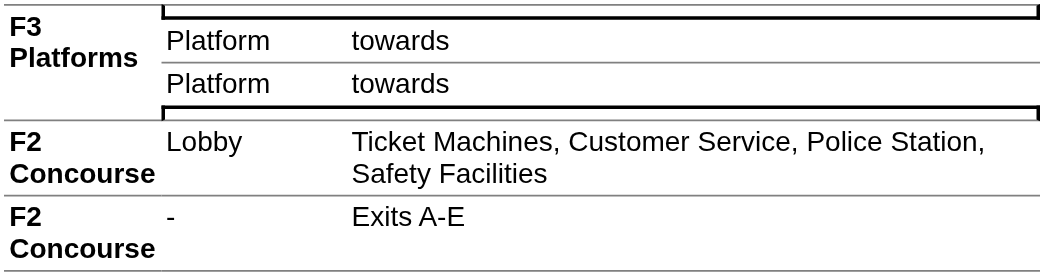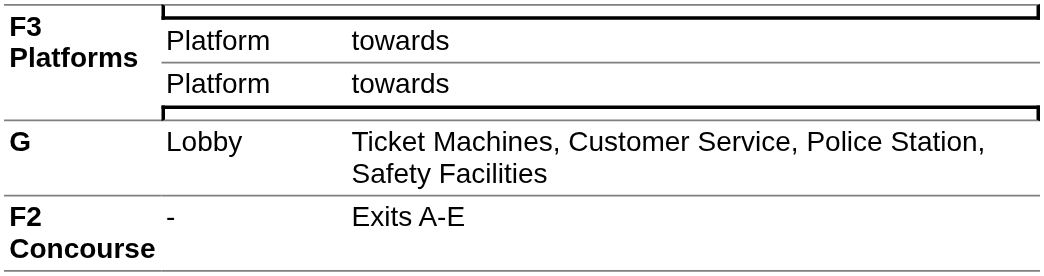(82, 157) F2 Concourse -> (20, 141) G
